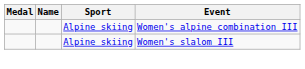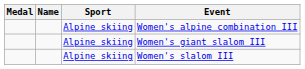+ row: (201, 41)
